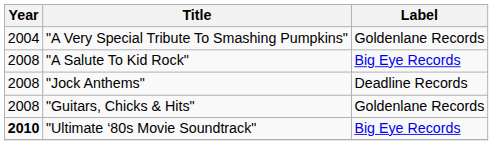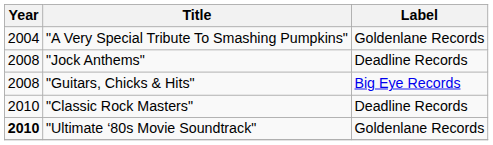- row: (117, 60)
(419, 106) Goldenlane Records -> (407, 83) Big Eye Records
+ row: (119, 106)
(407, 128) Big Eye Records -> (419, 128) Goldenlane Records
